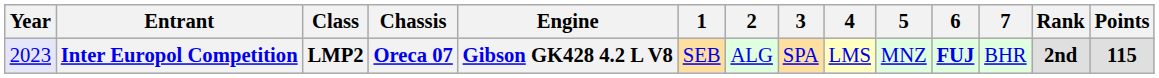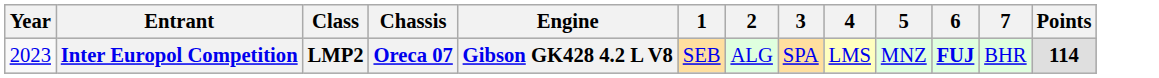- column: (1061, 21)
(30, 55) lavender background -> (30, 55) no background
(1122, 55) 115 -> (1064, 55) 114
